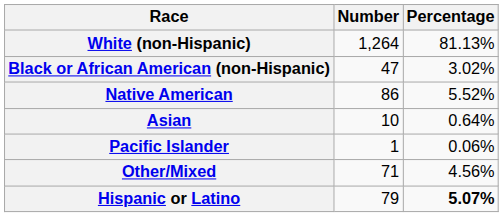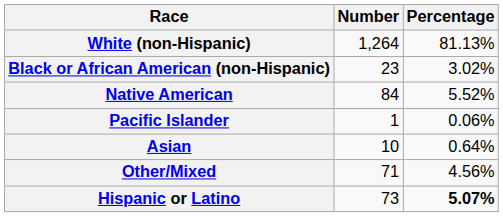(390, 69) 47 -> (390, 69) 23
(390, 95) 86 -> (390, 95) 84
rows swapped: (169, 120) <-> (169, 146)
(390, 198) 79 -> (390, 198) 73
